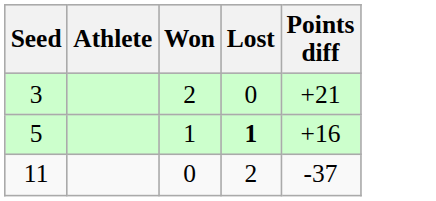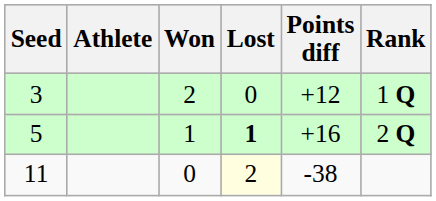+ column: (396, 38)
(320, 93) +21 -> (320, 93) +12
(251, 174) no background -> (251, 174) lightyellow background
(320, 174) -37 -> (320, 174) -38
